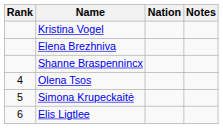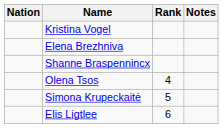columns swapped: (20, 13) <-> (164, 13)
